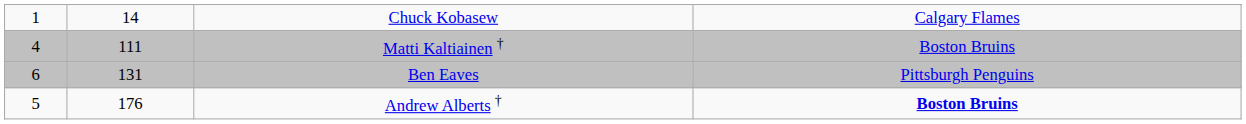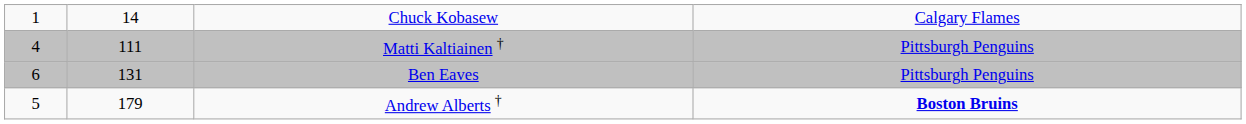(967, 46) Boston Bruins -> (967, 46) Pittsburgh Penguins
(130, 103) 176 -> (130, 103) 179
